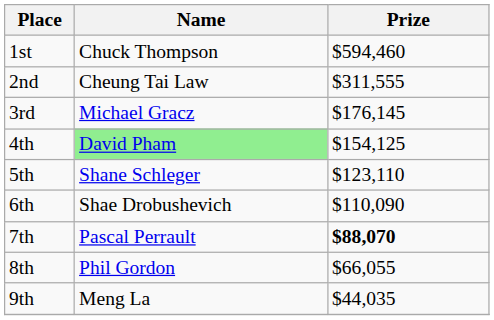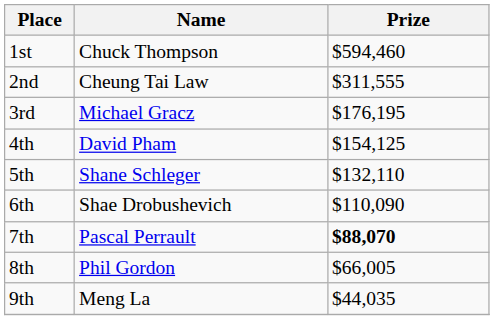(369, 112) $176,145 -> (369, 112) $176,195
(128, 143) lightgreen background -> (128, 143) no background
(368, 174) $123,110 -> (368, 174) $132,110
(364, 267) $66,055 -> (364, 267) $66,005
